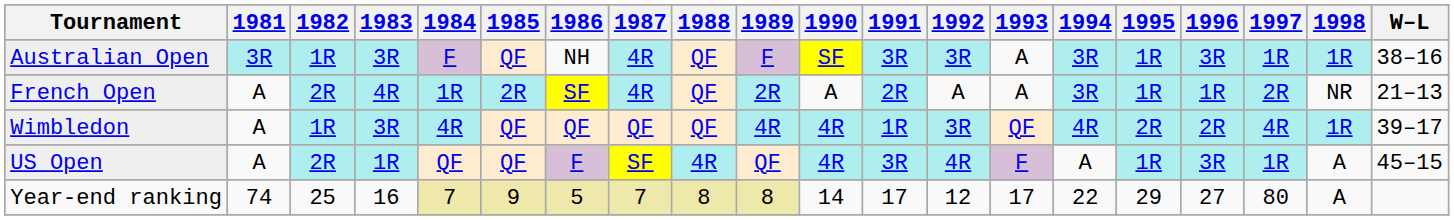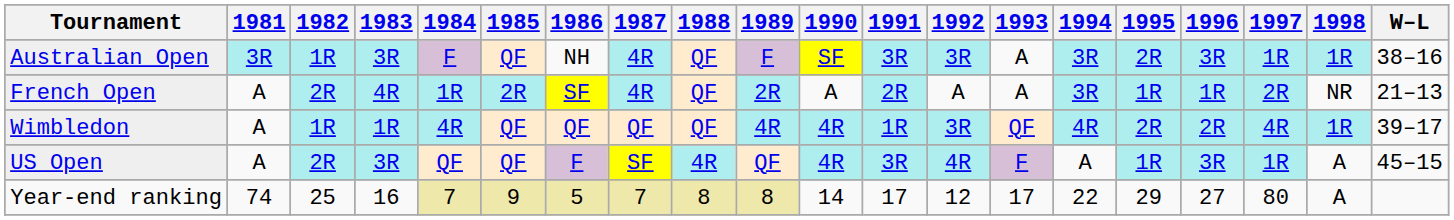(1149, 57) 1R -> (1149, 57) 2R
(386, 127) 3R -> (386, 127) 1R
(386, 162) 1R -> (386, 162) 3R
